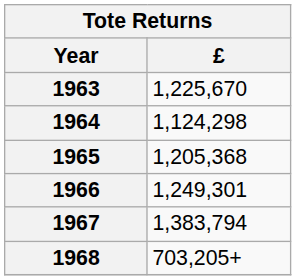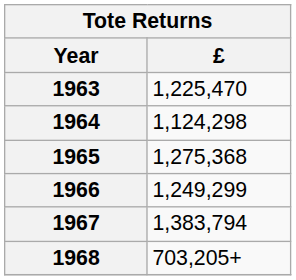(200, 88) 1,225,670 -> (200, 88) 1,225,470
(200, 156) 1,205,368 -> (200, 156) 1,275,368
(200, 190) 1,249,301 -> (200, 190) 1,249,299
